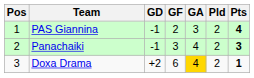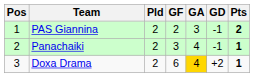columns swapped: (217, 13) <-> (155, 13)
(239, 30) 4 -> (239, 30) 2
(239, 47) 3 -> (239, 47) 1
